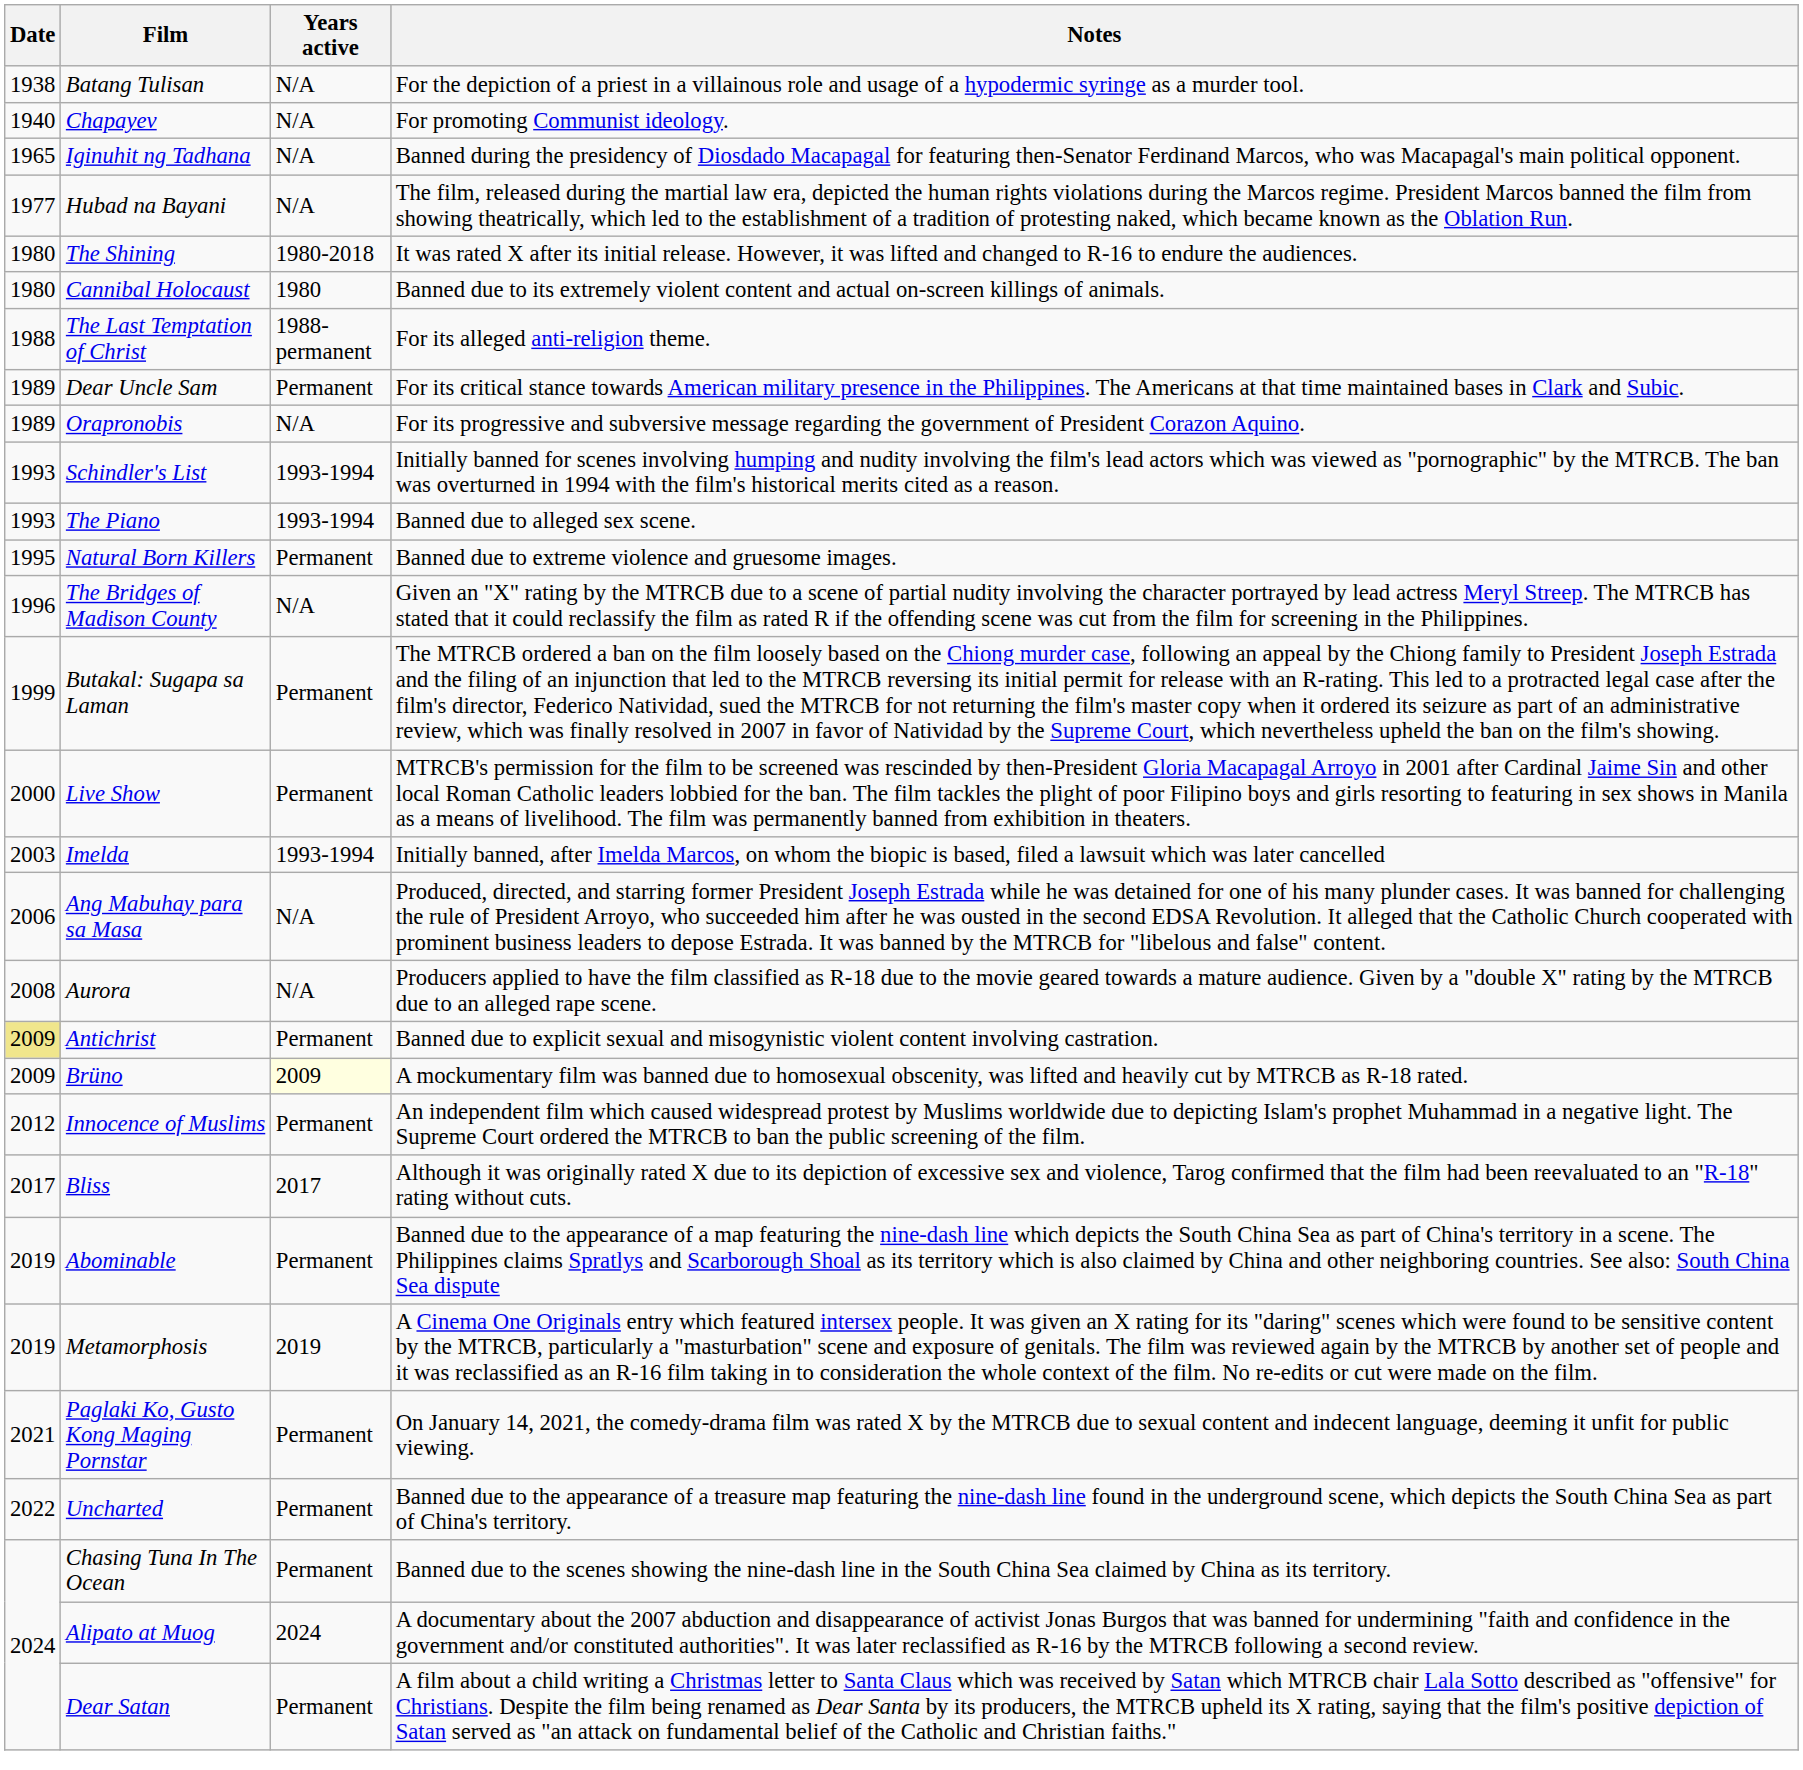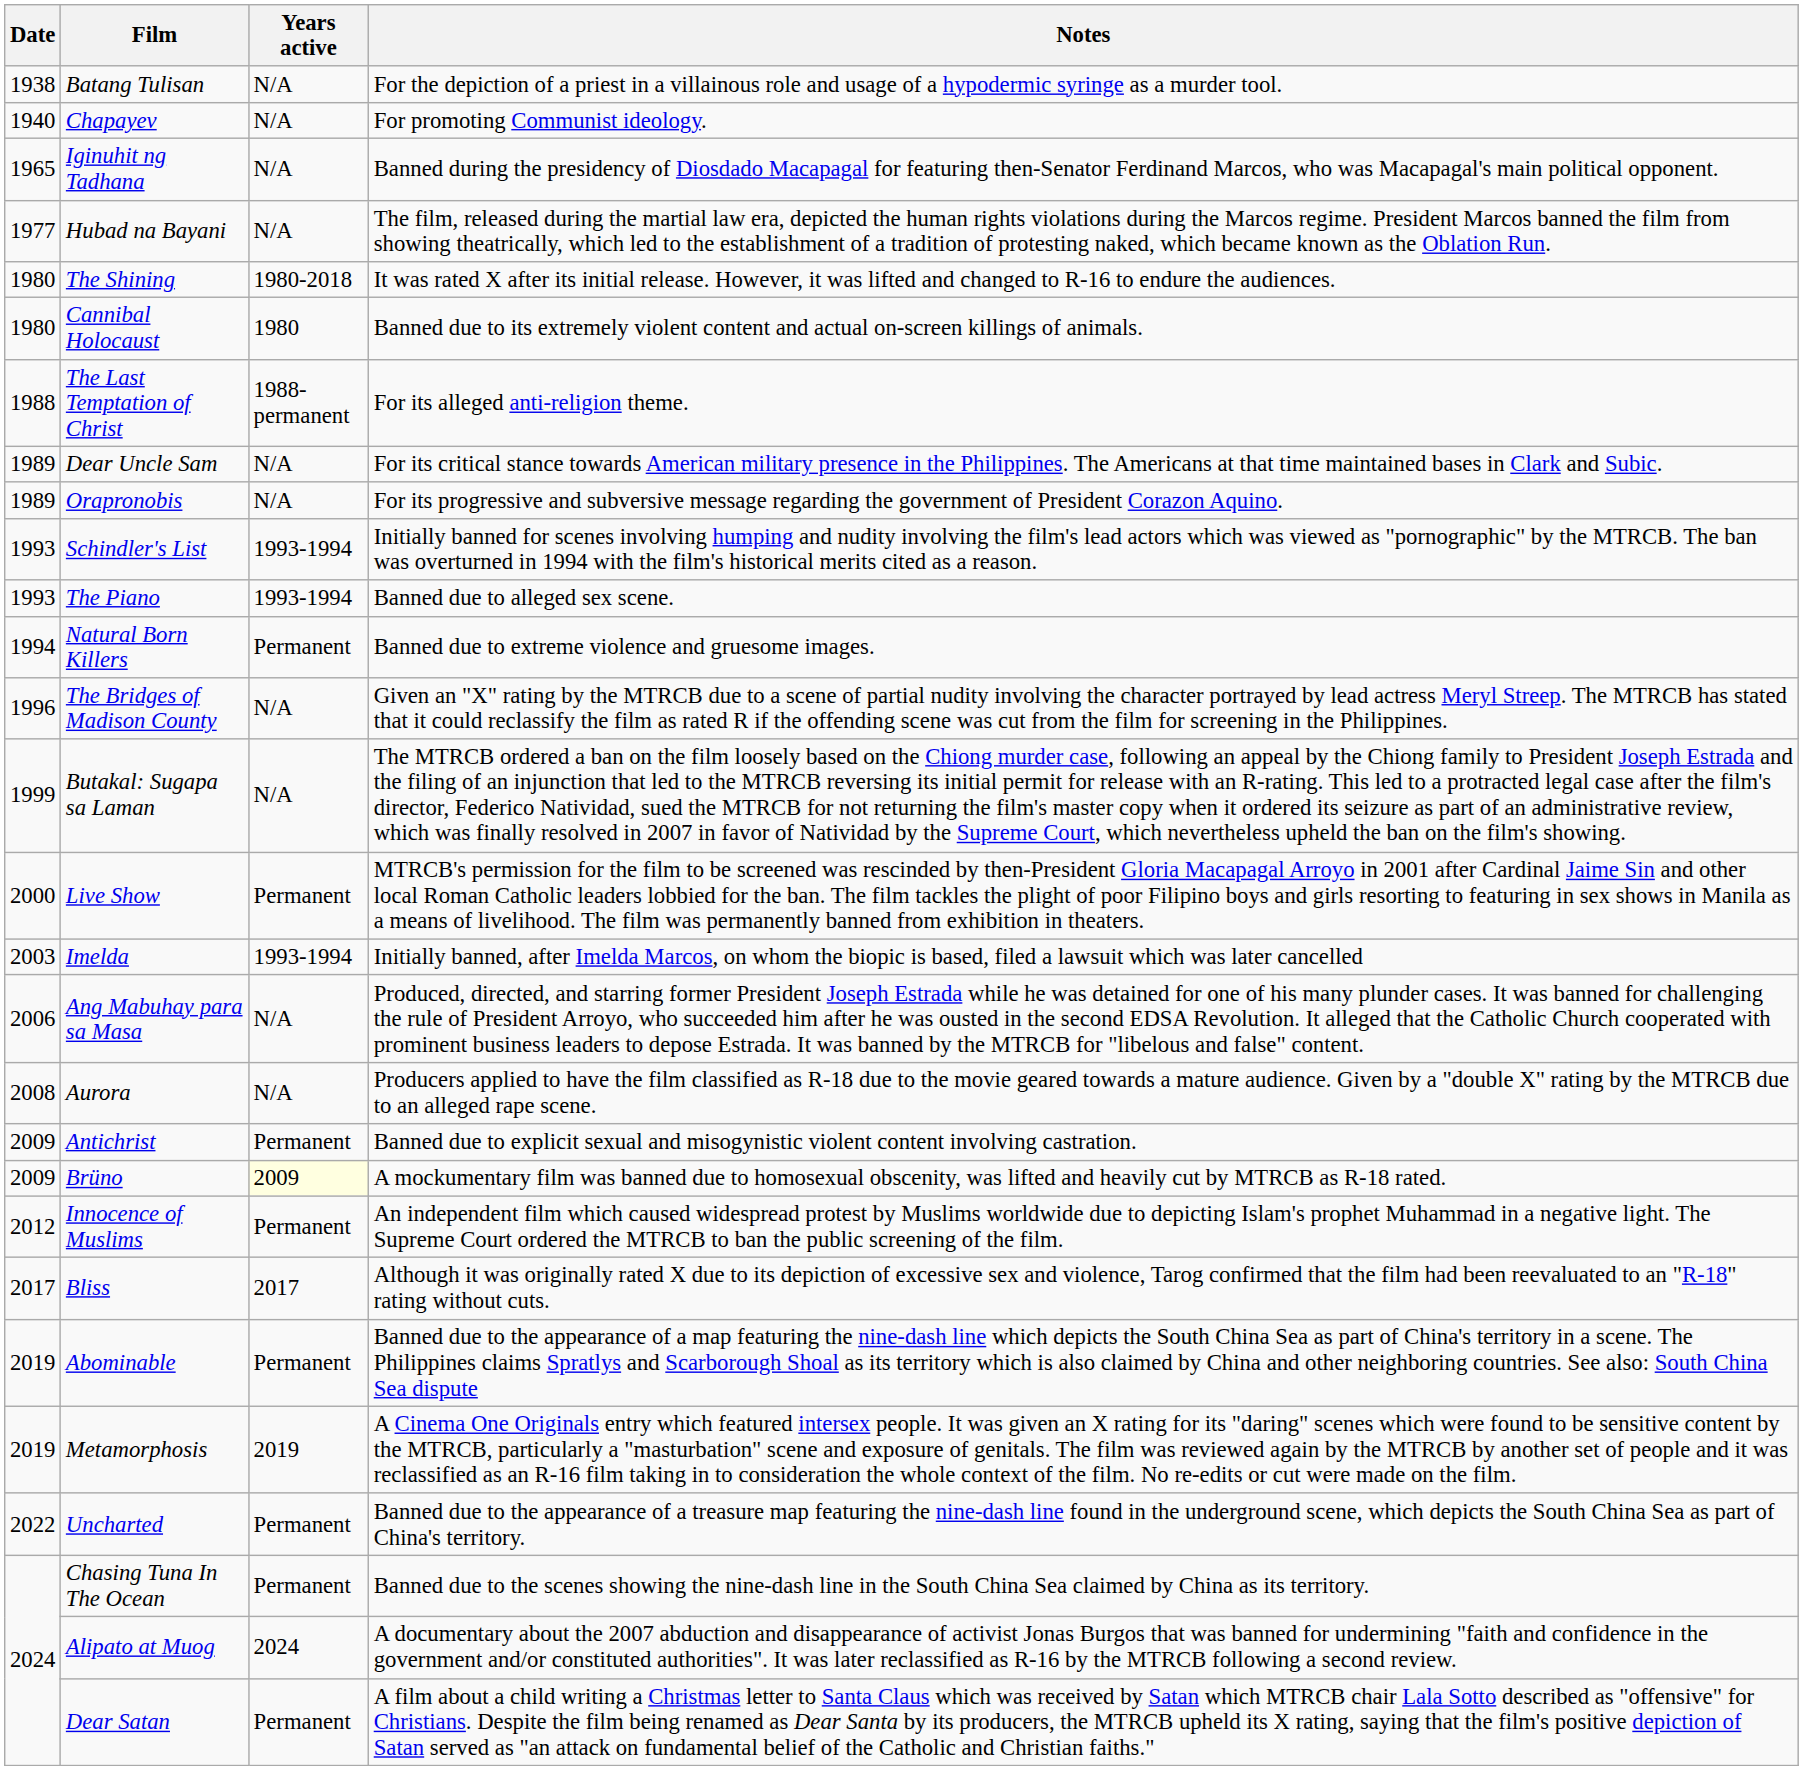(324, 387) Permanent -> (273, 464) N/A
(33, 557) 1995 -> (33, 646) 1994
(324, 693) Permanent -> (273, 795) N/A
(33, 1039) khaki background -> (33, 1141) no background
- row: (150, 1434)
